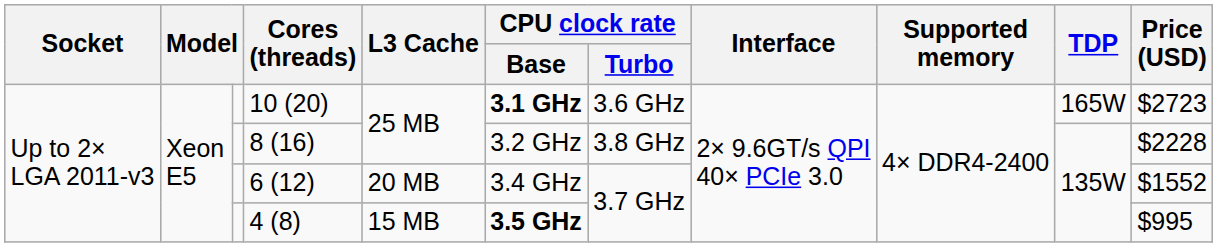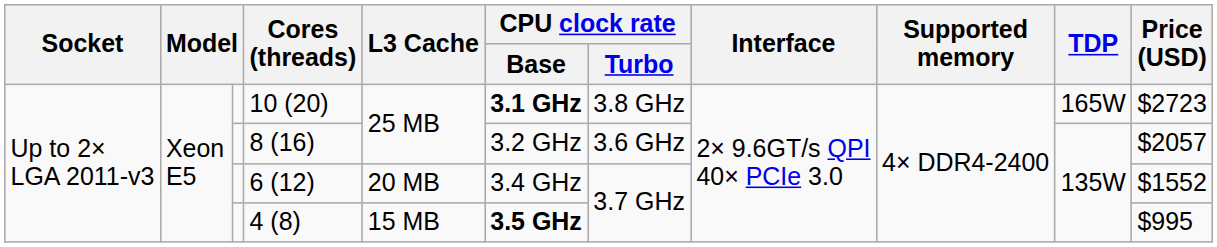(639, 103) 3.6 GHz -> (639, 103) 3.8 GHz
(639, 143) 3.8 GHz -> (639, 143) 3.6 GHz
(1172, 143) $2228 -> (1172, 143) $2057
